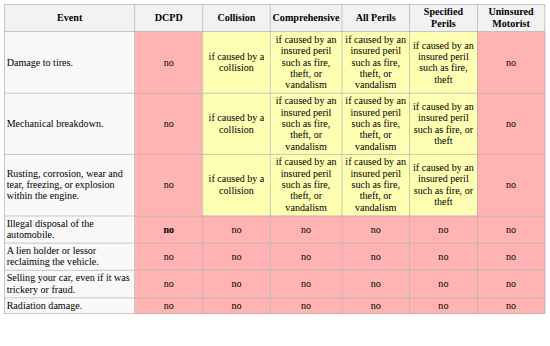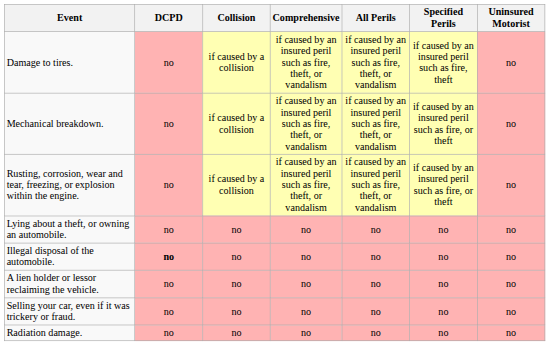+ row: (68, 229)
